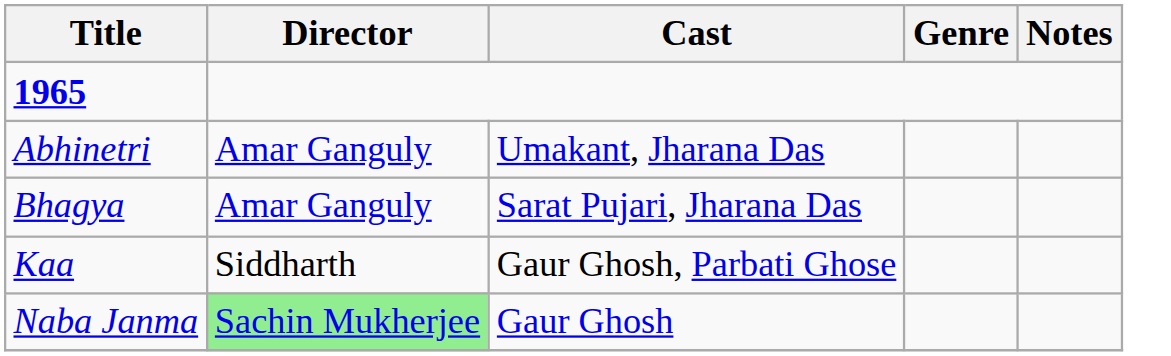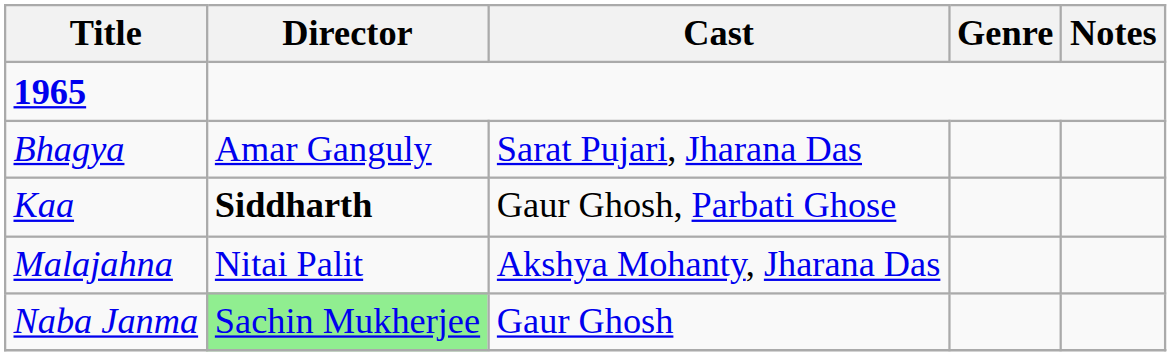- row: (82, 148)
(285, 263) normal -> (294, 206) bold
+ row: (93, 263)
